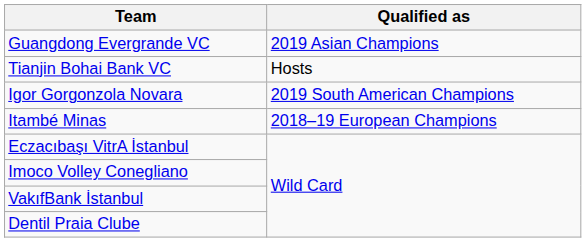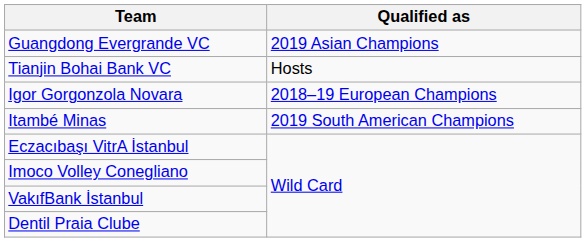(392, 95) 2019 South American Champions -> (384, 95) 2018–19 European Champions
(384, 120) 2018–19 European Champions -> (392, 120) 2019 South American Champions
